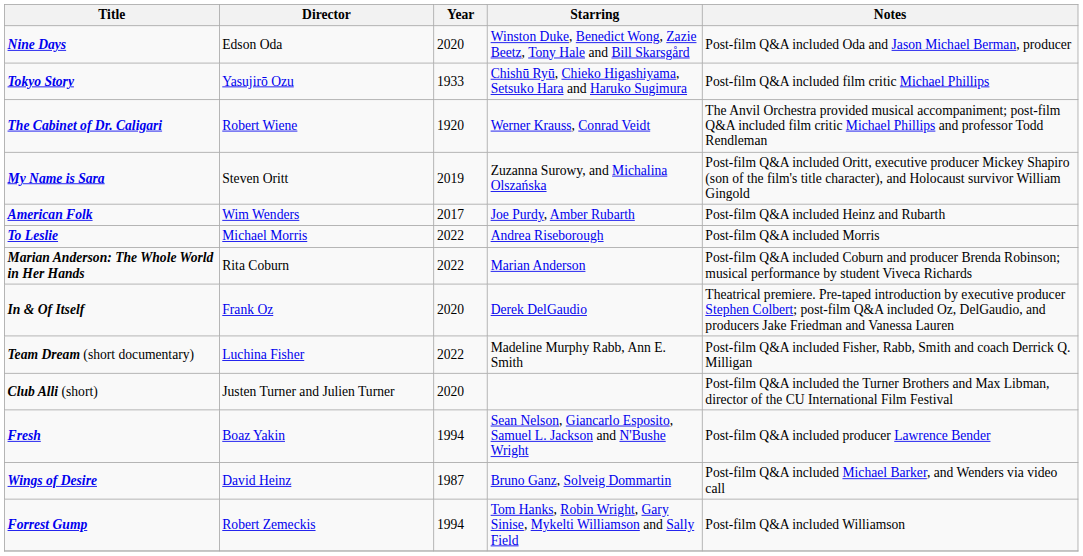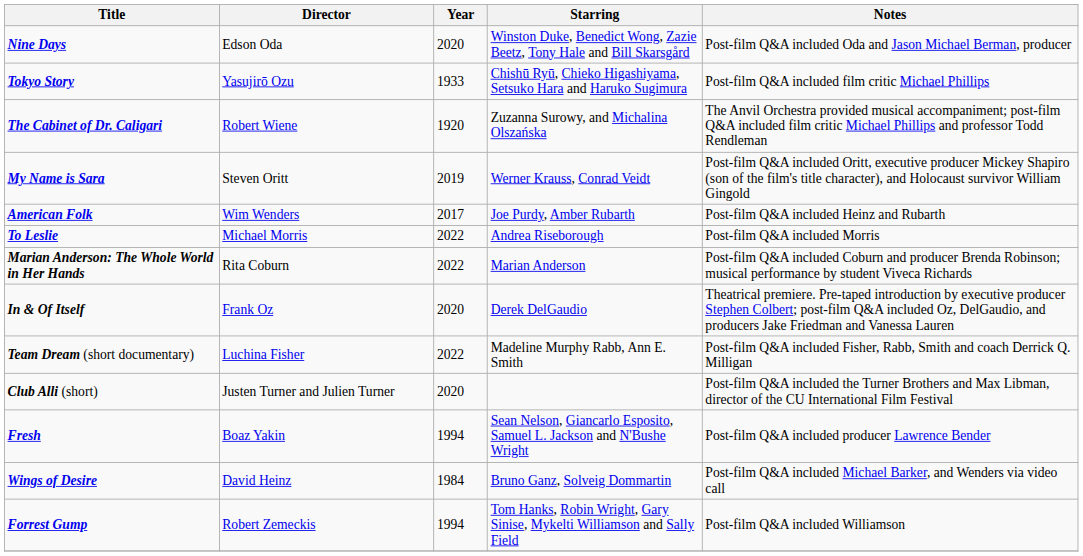(570, 125) Werner Krauss, Conrad Veidt -> (579, 125) Zuzanna Surowy, and Michalina Olszańska
(579, 178) Zuzanna Surowy, and Michalina Olszańska -> (570, 178) Werner Krauss, Conrad Veidt
(451, 480) 1987 -> (451, 480) 1984
